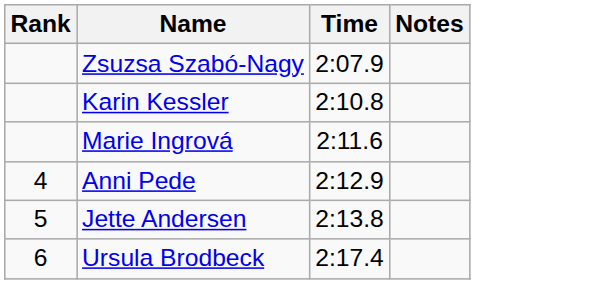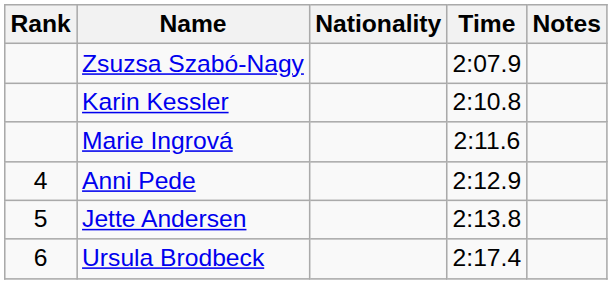+ column: (378, 24)
